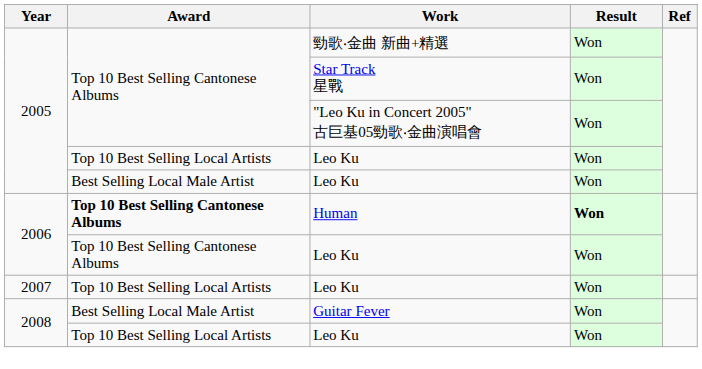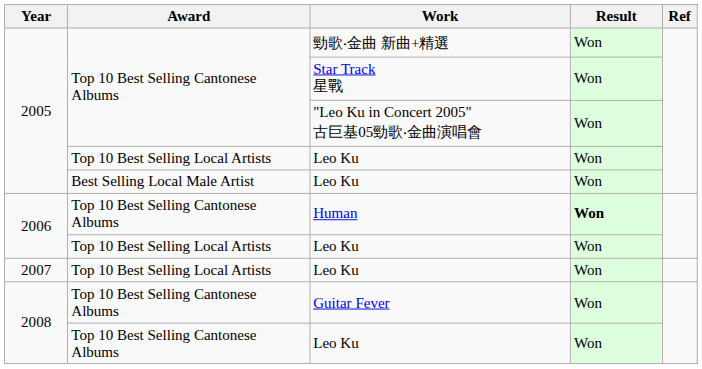(168, 214) bold -> (164, 214) normal
(164, 254) Top 10 Best Selling Cantonese Albums -> (171, 246) Top 10 Best Selling Local Artists
(163, 310) Best Selling Local Male Artist -> (164, 302) Top 10 Best Selling Cantonese Albums
(171, 334) Top 10 Best Selling Local Artists -> (164, 343) Top 10 Best Selling Cantonese Albums
